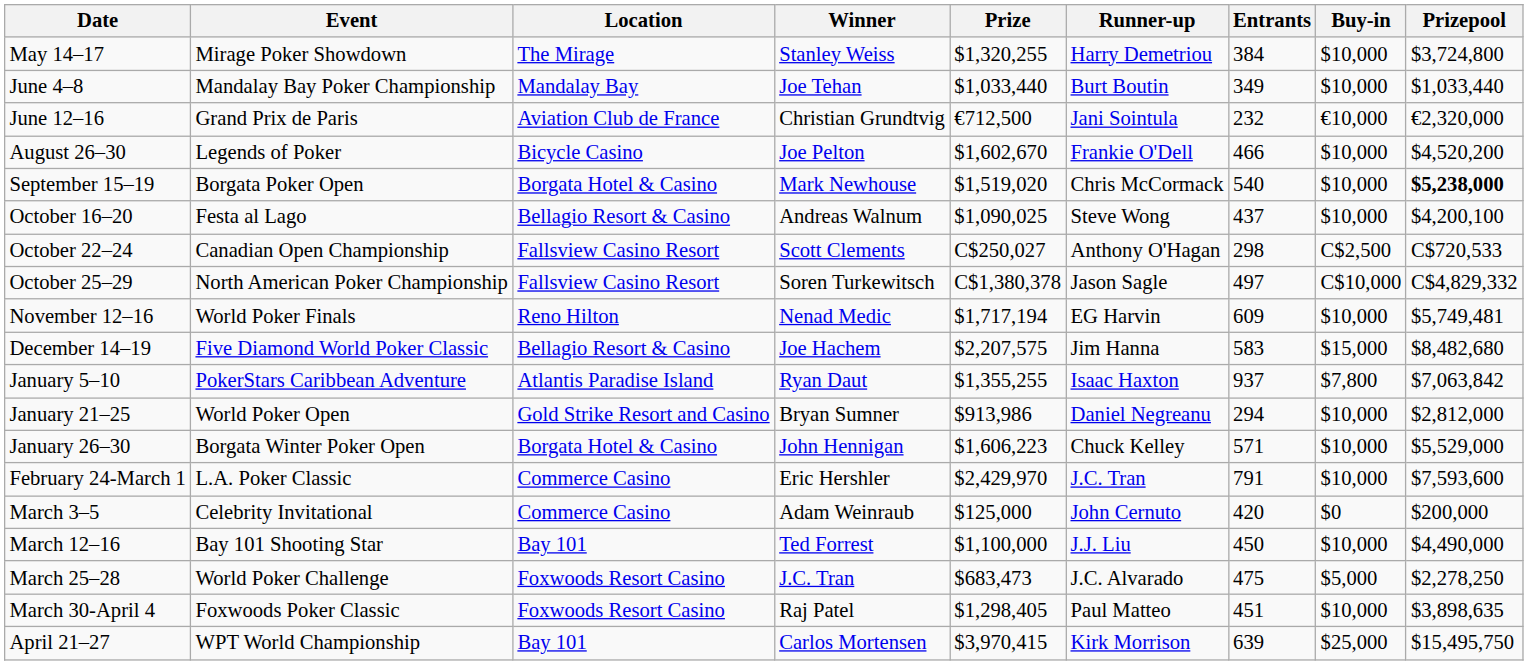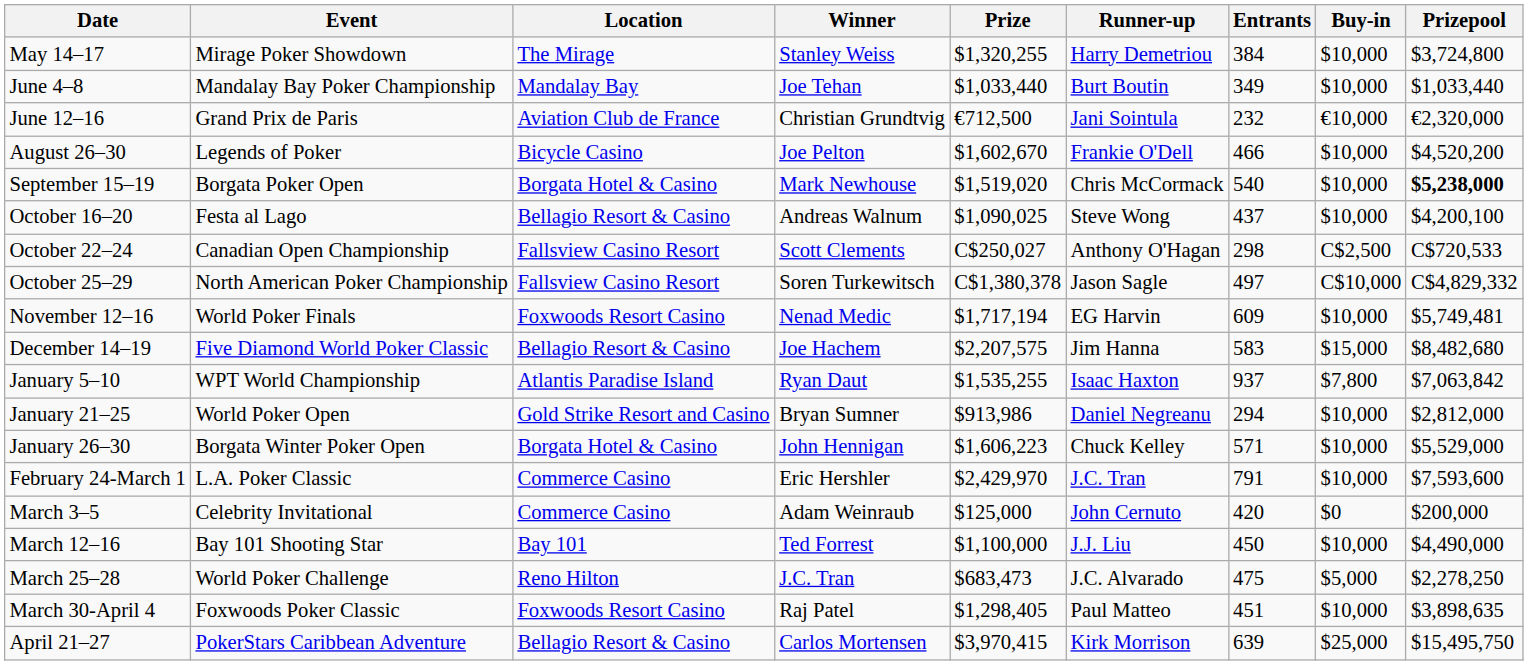(568, 315) Reno Hilton -> (621, 315) Foxwoods Resort Casino
(331, 380) PokerStars Caribbean Adventure -> (308, 380) WPT World Championship
(1001, 380) $1,355,255 -> (1001, 380) $1,535,255
(621, 577) Foxwoods Resort Casino -> (568, 577) Reno Hilton
(308, 642) WPT World Championship -> (331, 642) PokerStars Caribbean Adventure
(552, 642) Bay 101 -> (624, 642) Bellagio Resort & Casino
